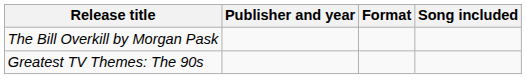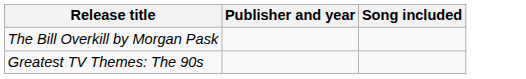- column: (387, 16)
